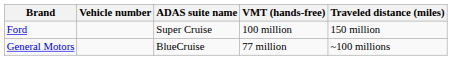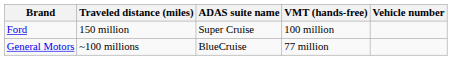columns swapped: (115, 13) <-> (387, 13)
